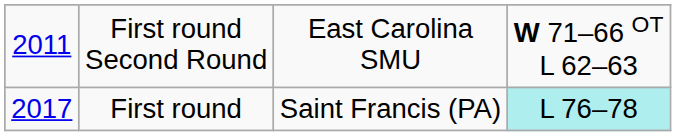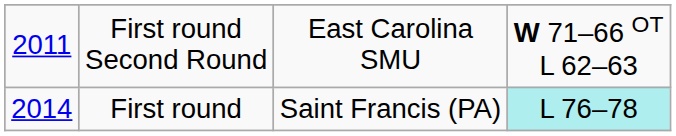(42, 108) 2017 -> (42, 108) 2014
